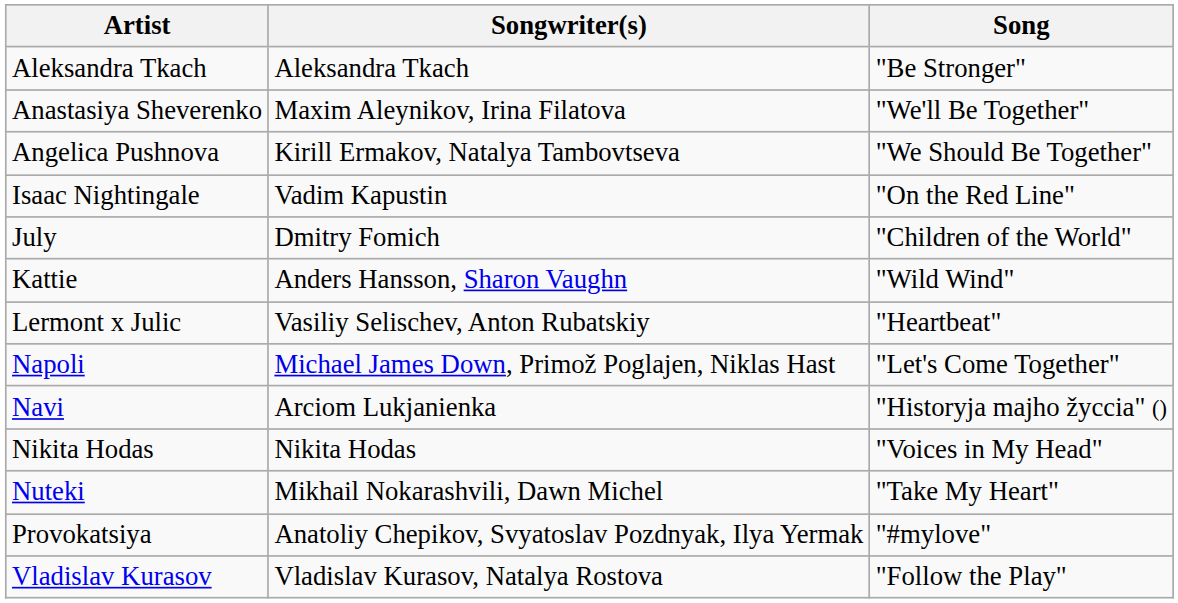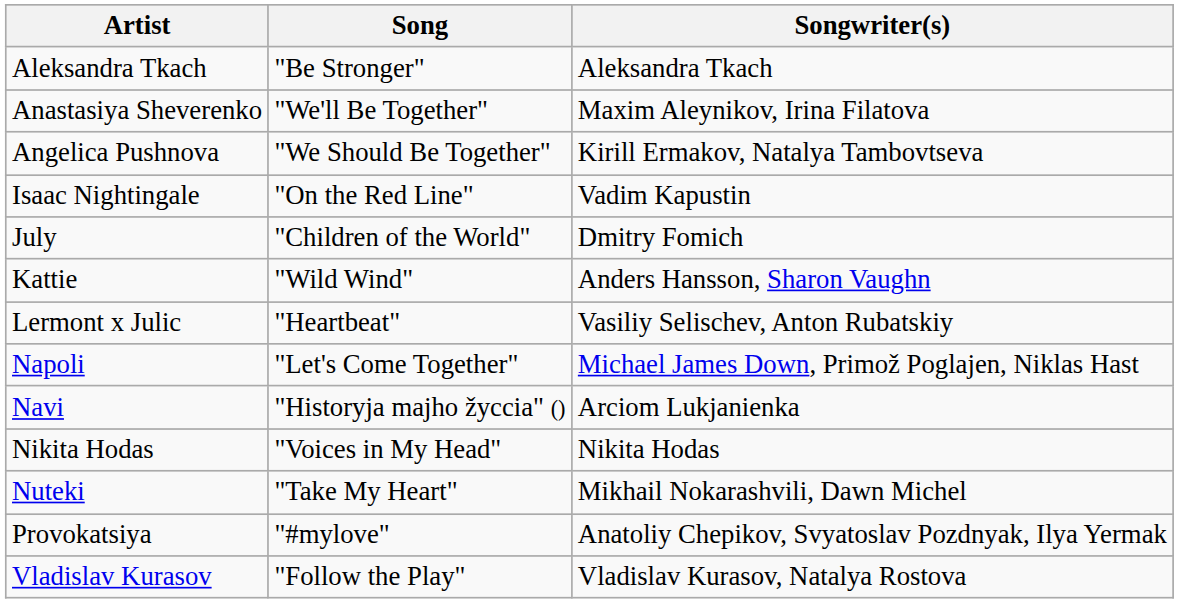columns swapped: (1021, 25) <-> (569, 25)
